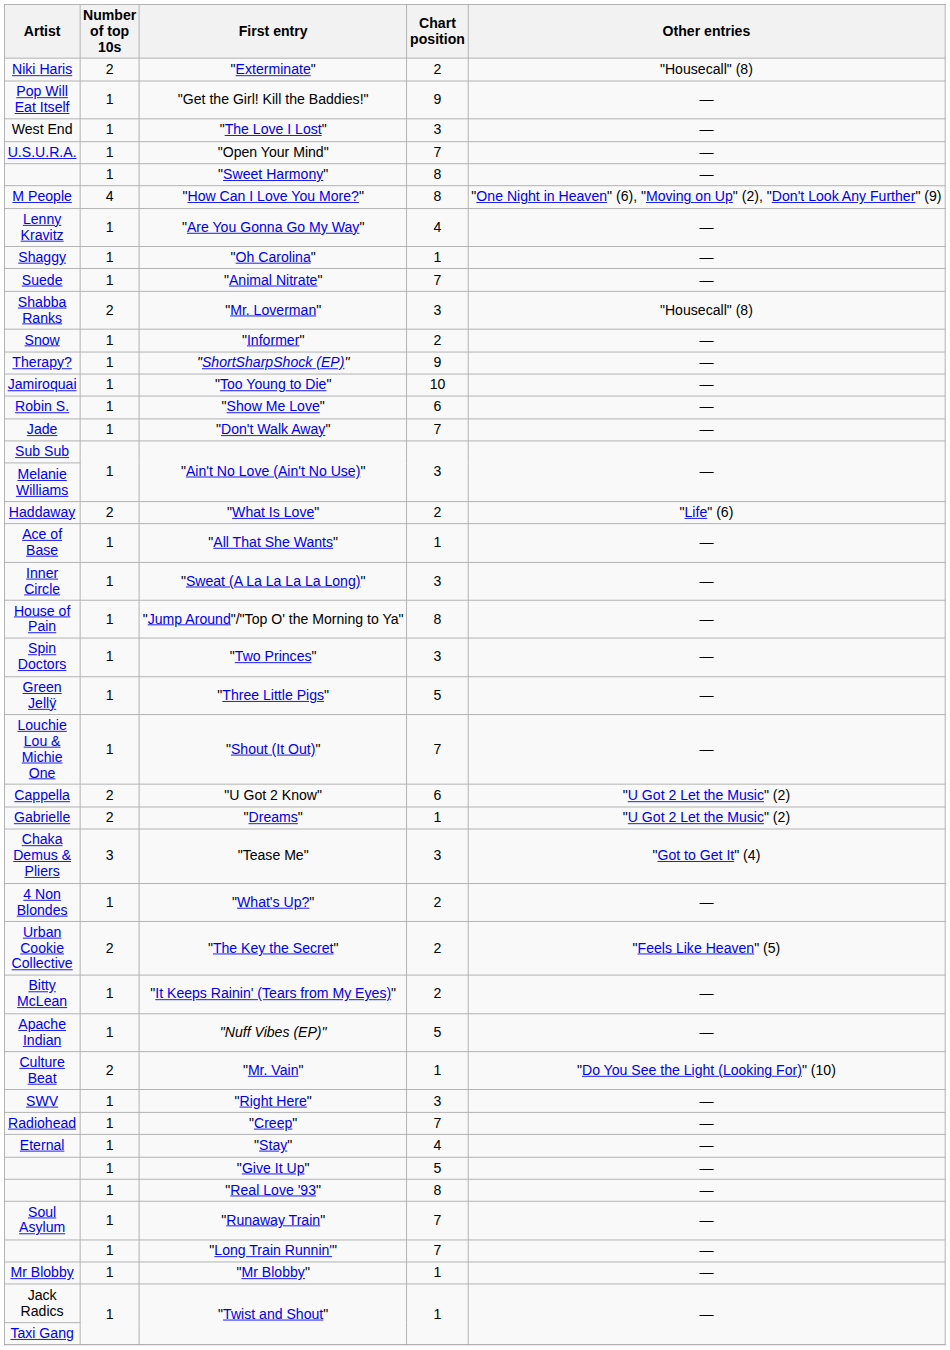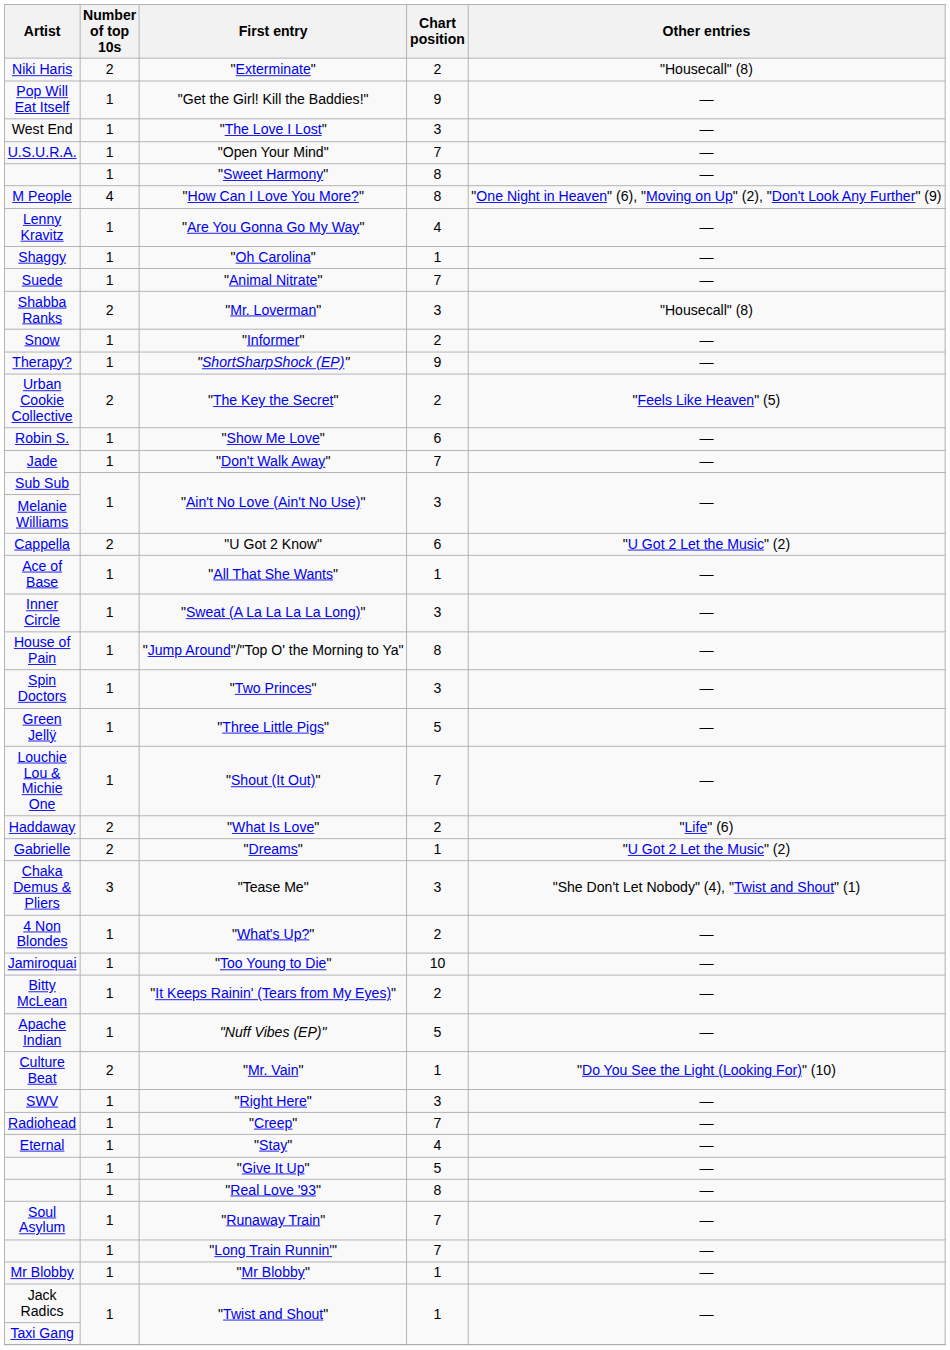rows swapped: (42, 385) <-> (42, 948)
rows swapped: (42, 795) <-> (42, 512)
(706, 856) "Got to Get It" (4) -> (706, 887) "She Don't Let Nobody" (4), "Twist and Shout" (1)
